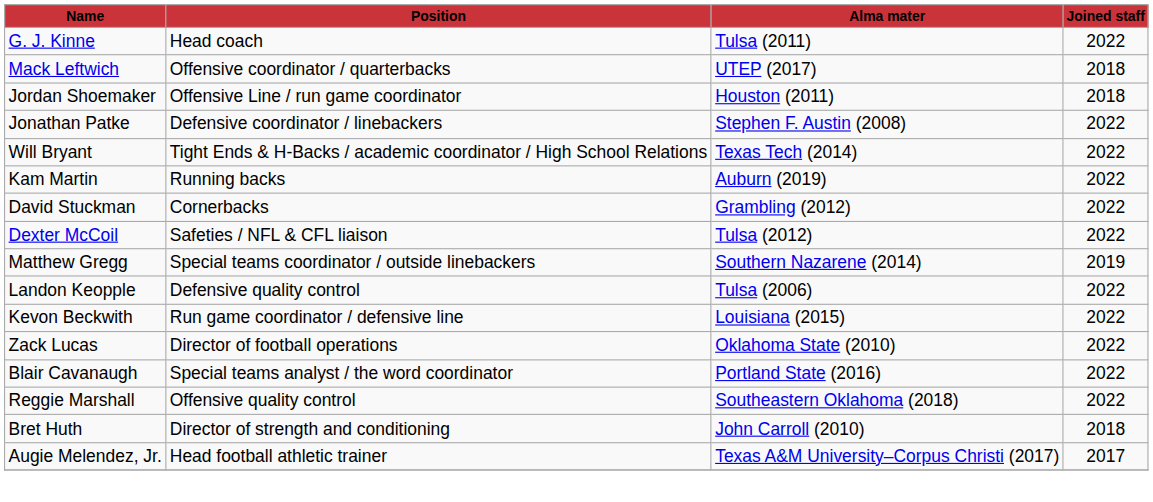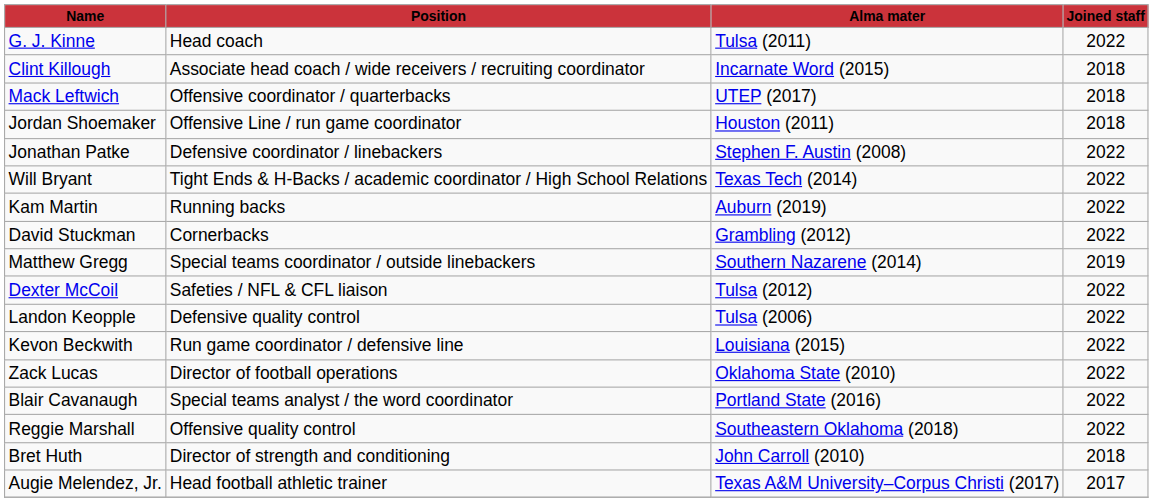+ row: (59, 68)
rows swapped: (63, 234) <-> (68, 262)
